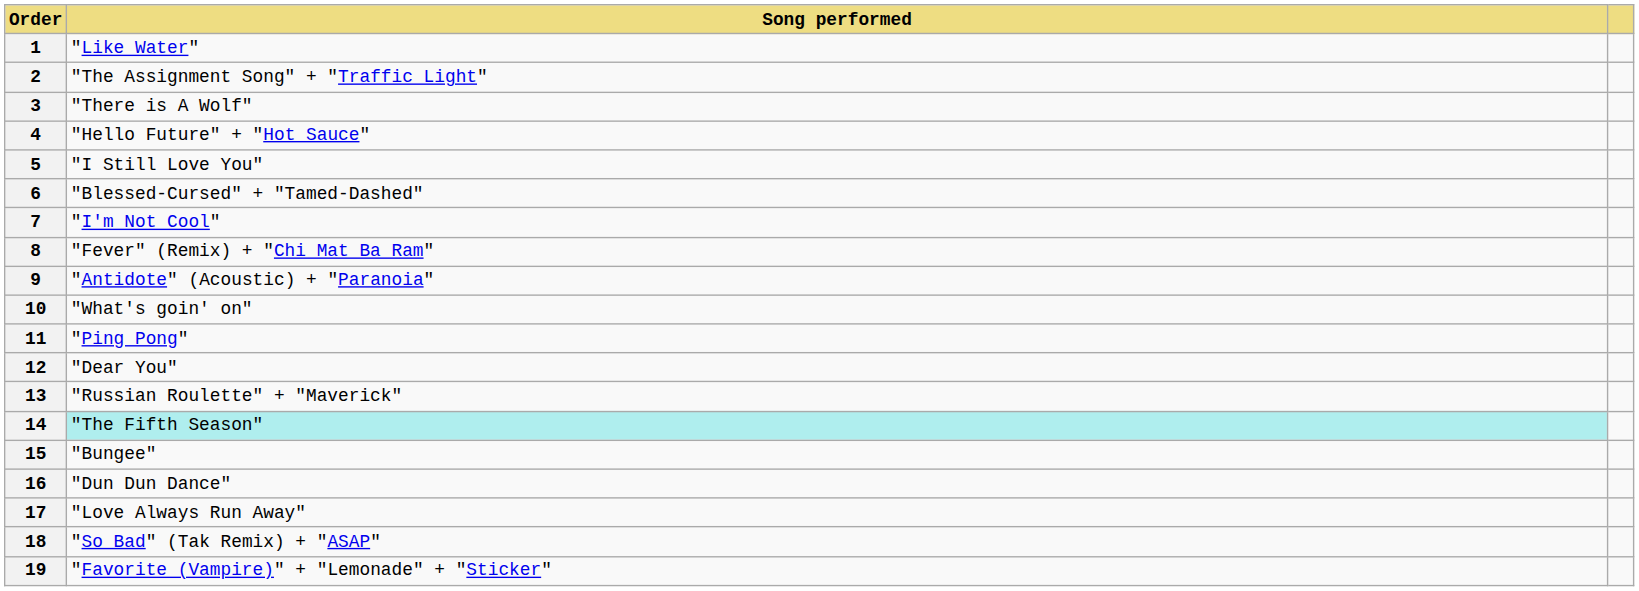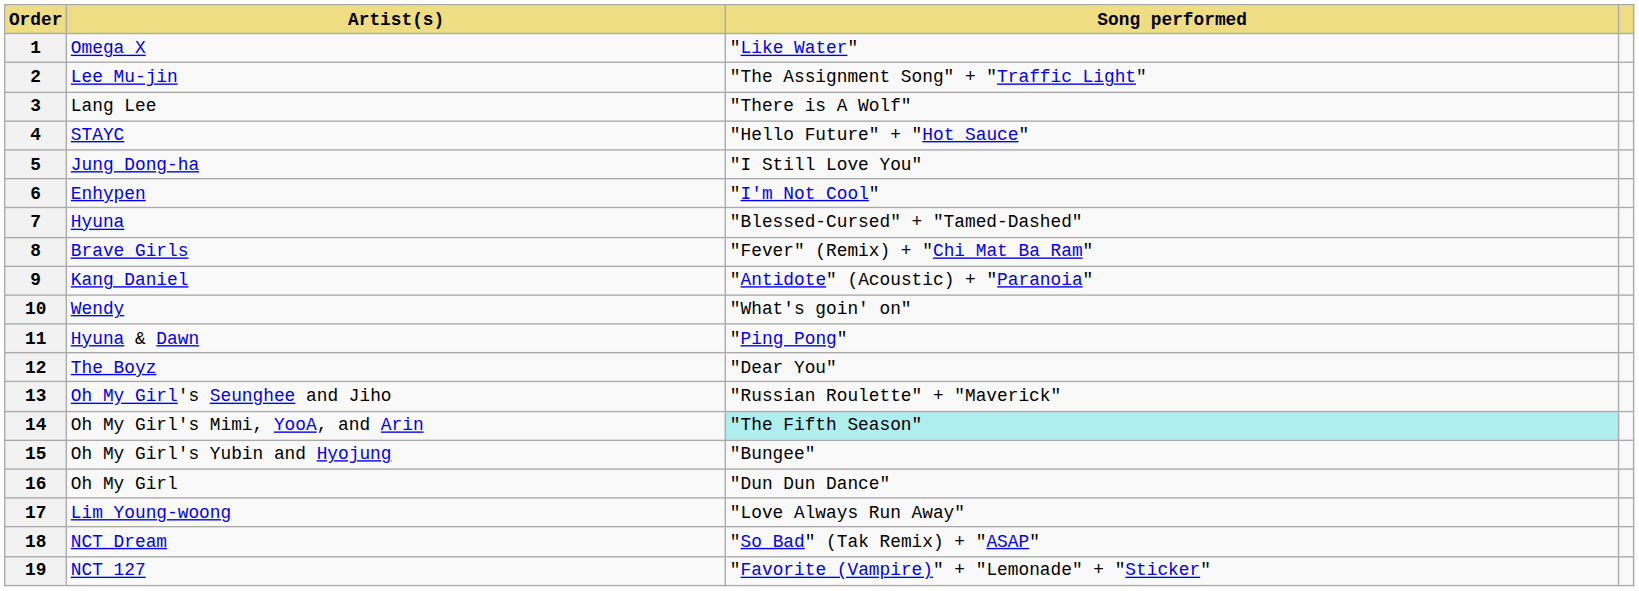+ column: (396, 19)
(247, 193) "Blessed-Cursed" + "Tamed-Dashed" -> (805, 193) "I'm Not Cool"
(146, 222) "I'm Not Cool" -> (906, 222) "Blessed-Cursed" + "Tamed-Dashed"
